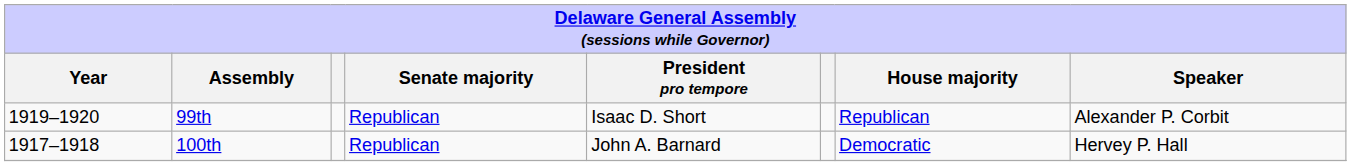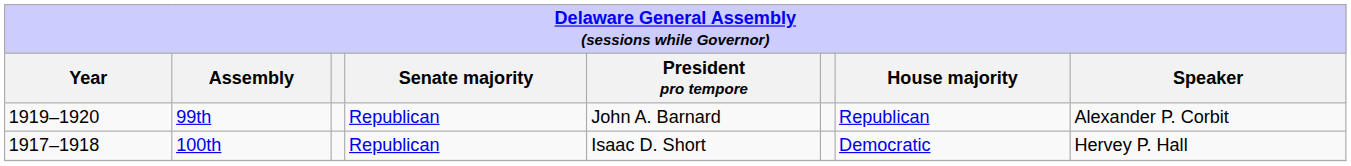(649, 116) Isaac D. Short -> (656, 116) John A. Barnard
(656, 145) John A. Barnard -> (649, 145) Isaac D. Short
